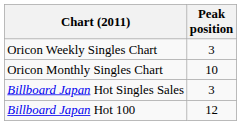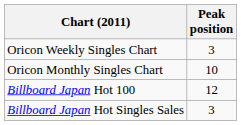rows swapped: (71, 110) <-> (96, 89)
